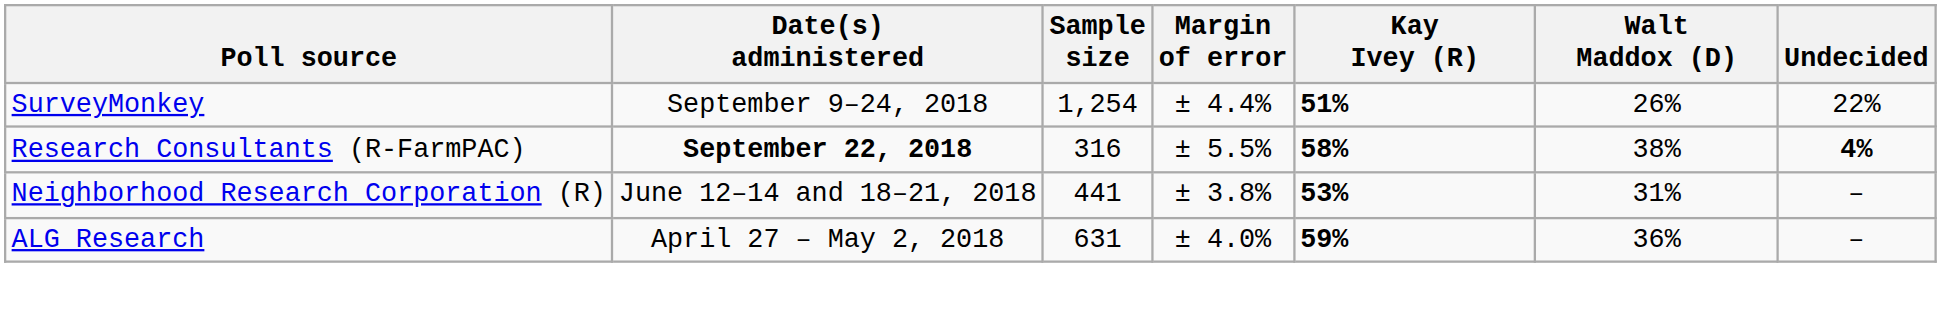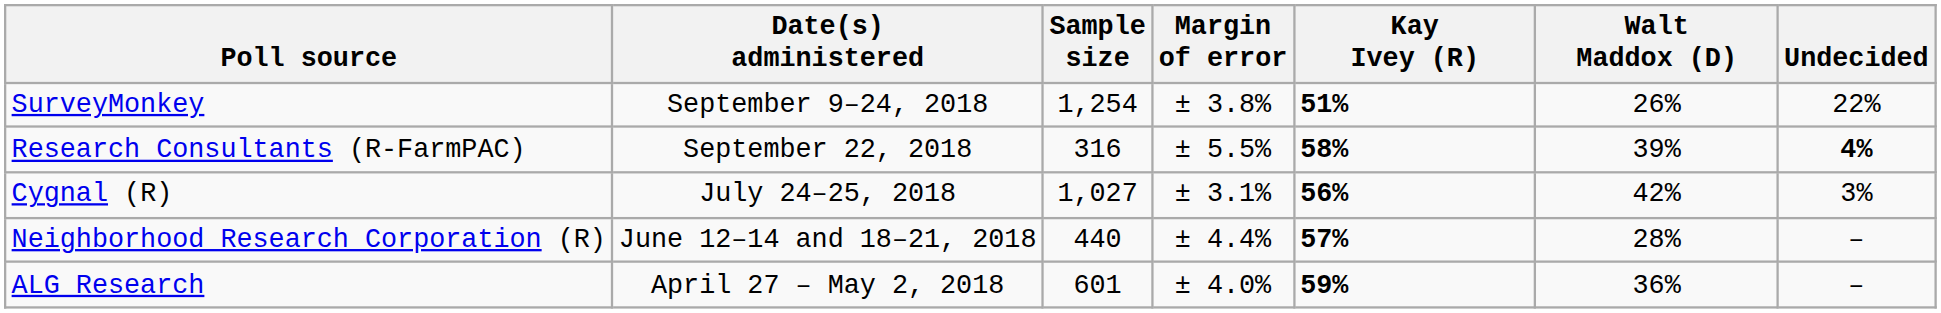(1223, 104) ± 4.4% -> (1223, 104) ± 3.8%
(828, 149) bold -> (828, 149) normal
(1657, 149) 38% -> (1657, 149) 39%
+ row: (92, 194)
(1098, 194) 441 -> (1098, 239) 440
(1223, 194) ± 3.8% -> (1223, 239) ± 4.4%
(1324, 194) 53% -> (1324, 239) 57%
(1657, 194) 31% -> (1657, 239) 28%
(1098, 239) 631 -> (1098, 284) 601
